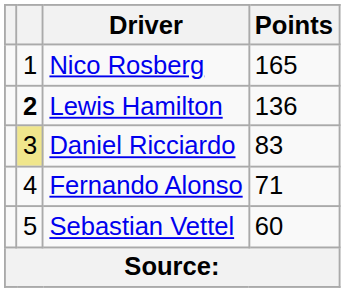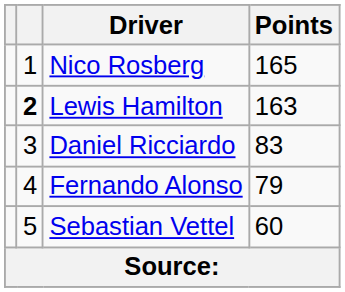(276, 105) 136 -> (276, 105) 163
(30, 146) khaki background -> (30, 146) no background
(269, 186) 71 -> (269, 186) 79
